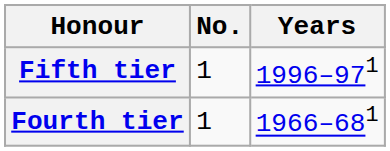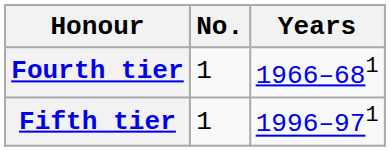rows swapped: (97, 121) <-> (97, 72)
